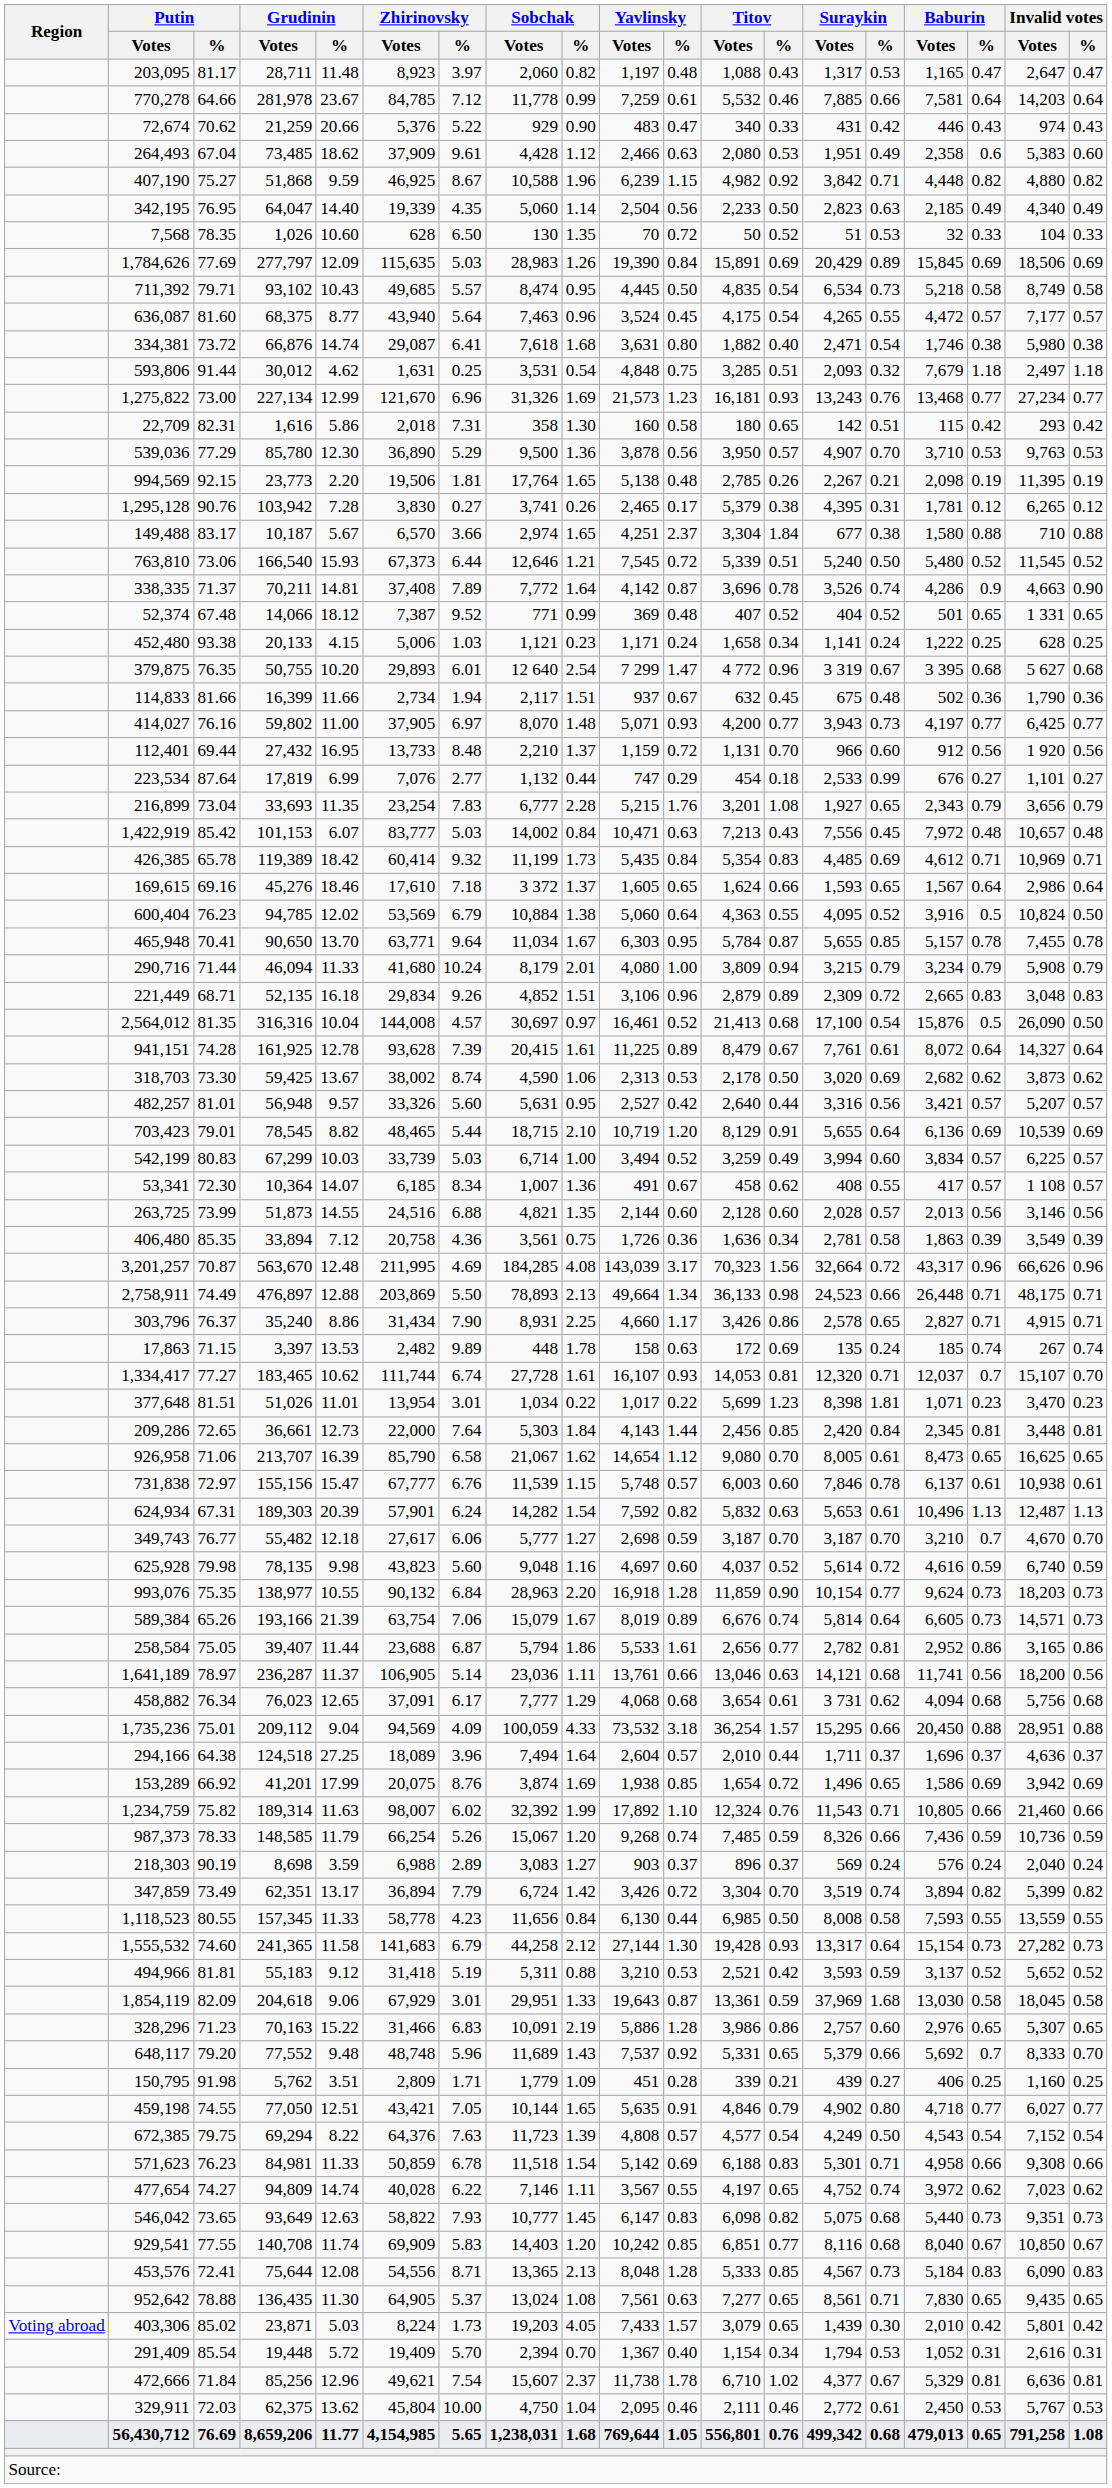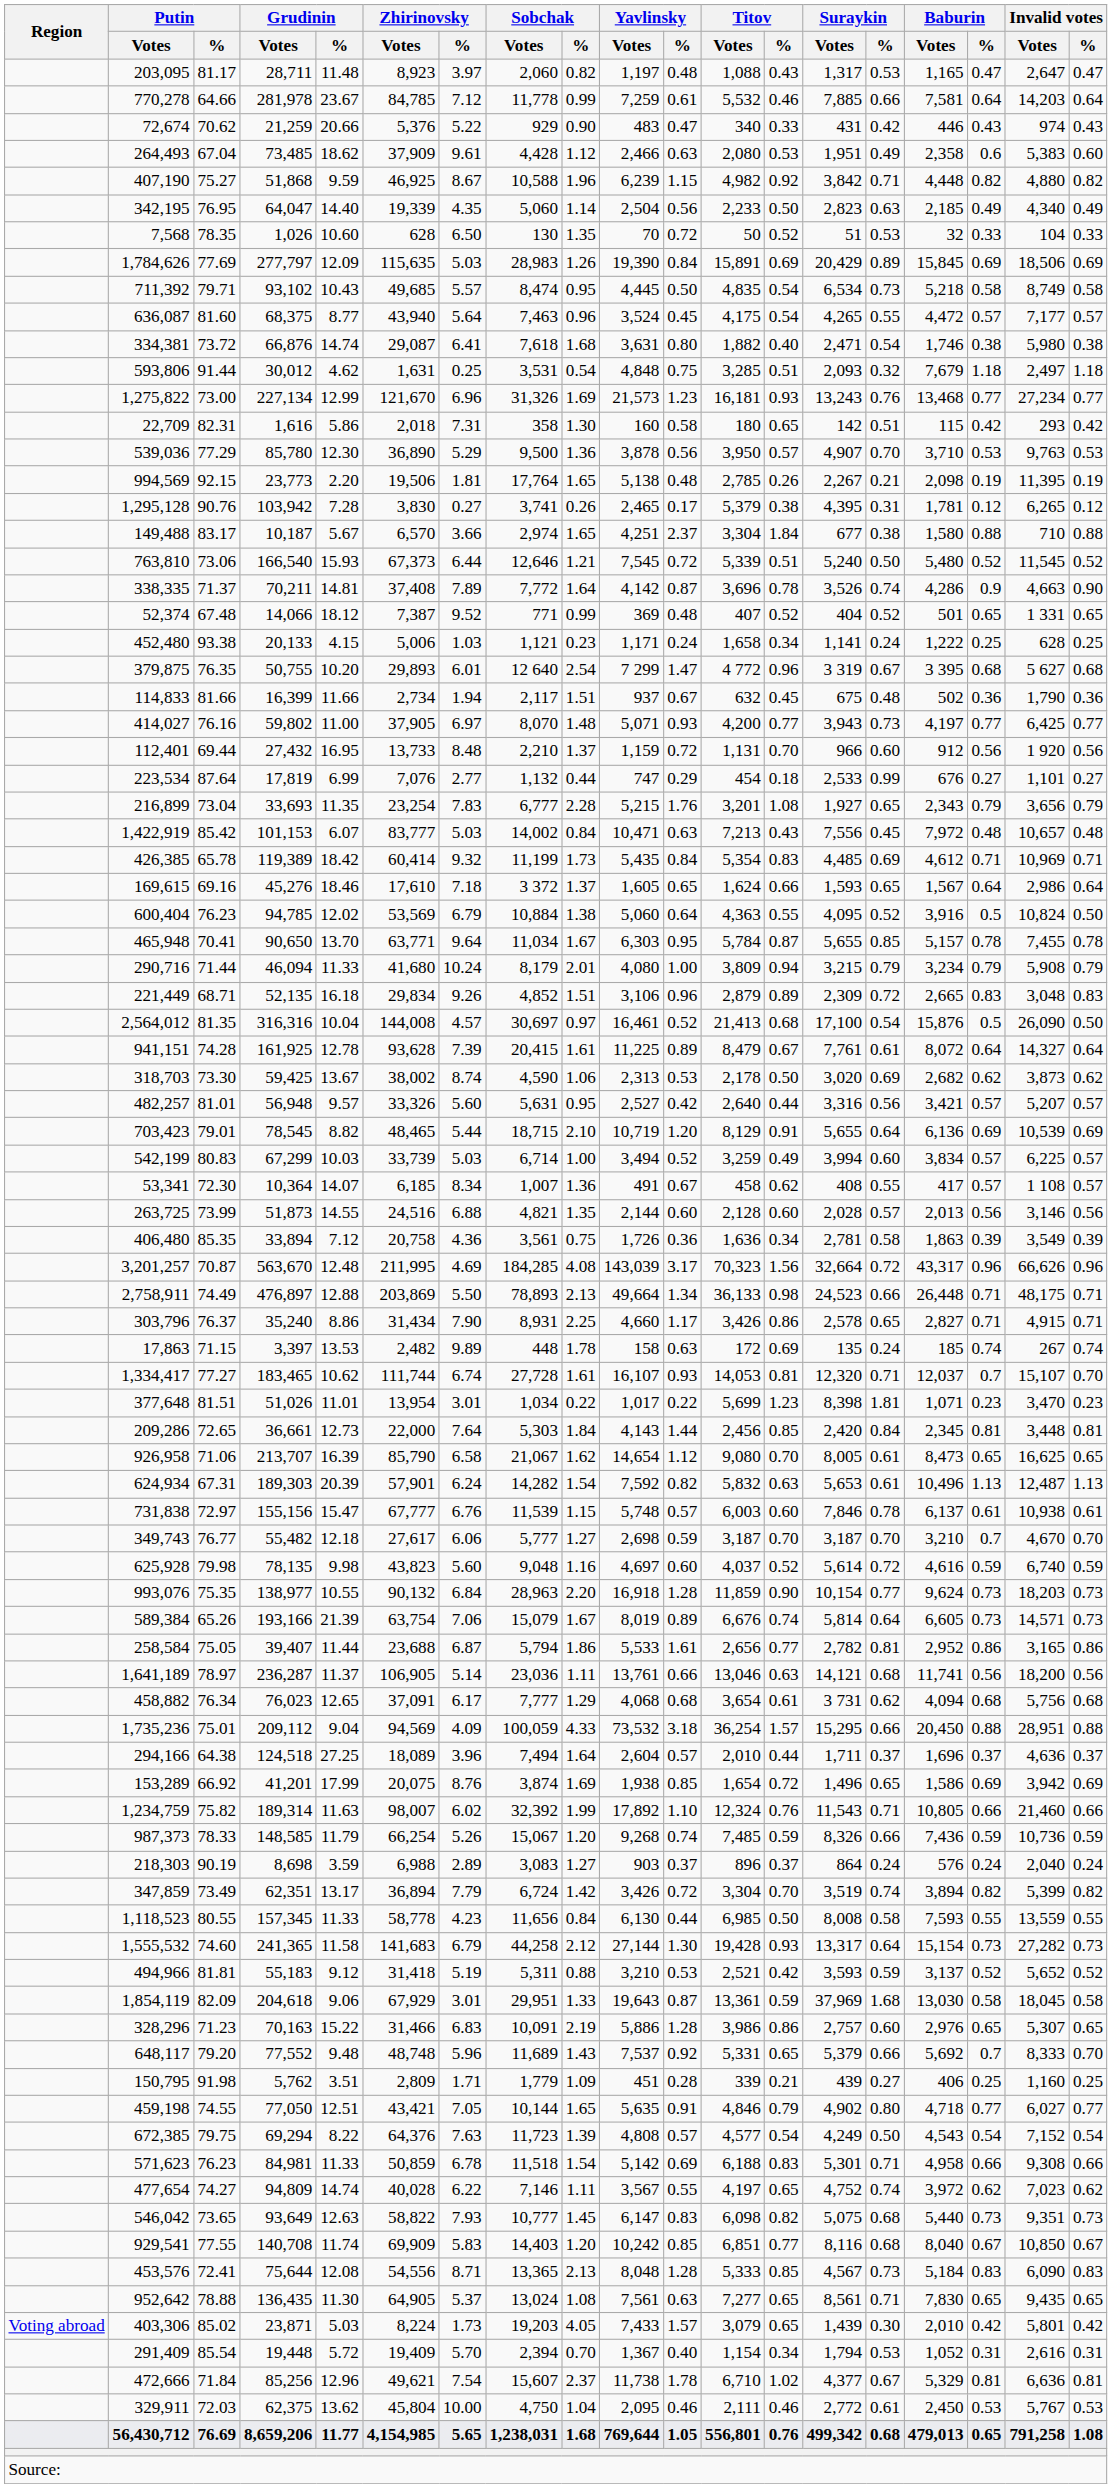rows swapped: (162, 1511) <-> (162, 1484)
(849, 1864) 569 -> (849, 1864) 864
